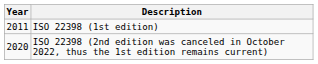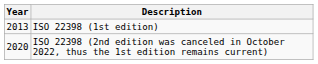(17, 27) 2011 -> (17, 27) 2013
